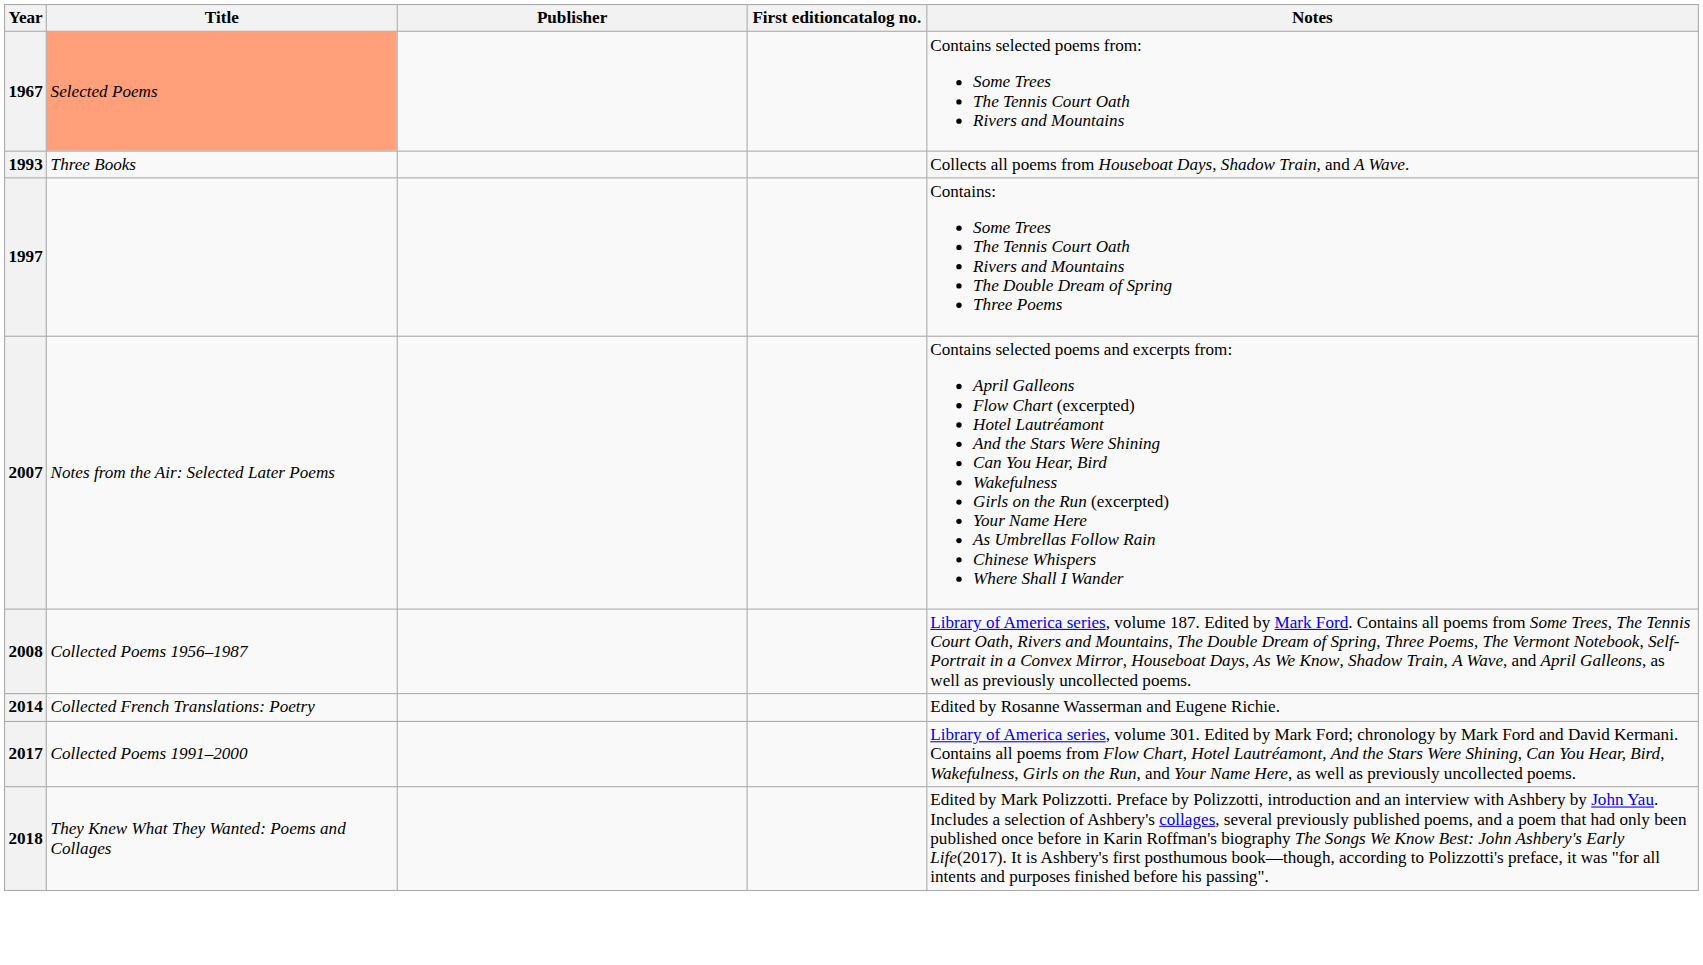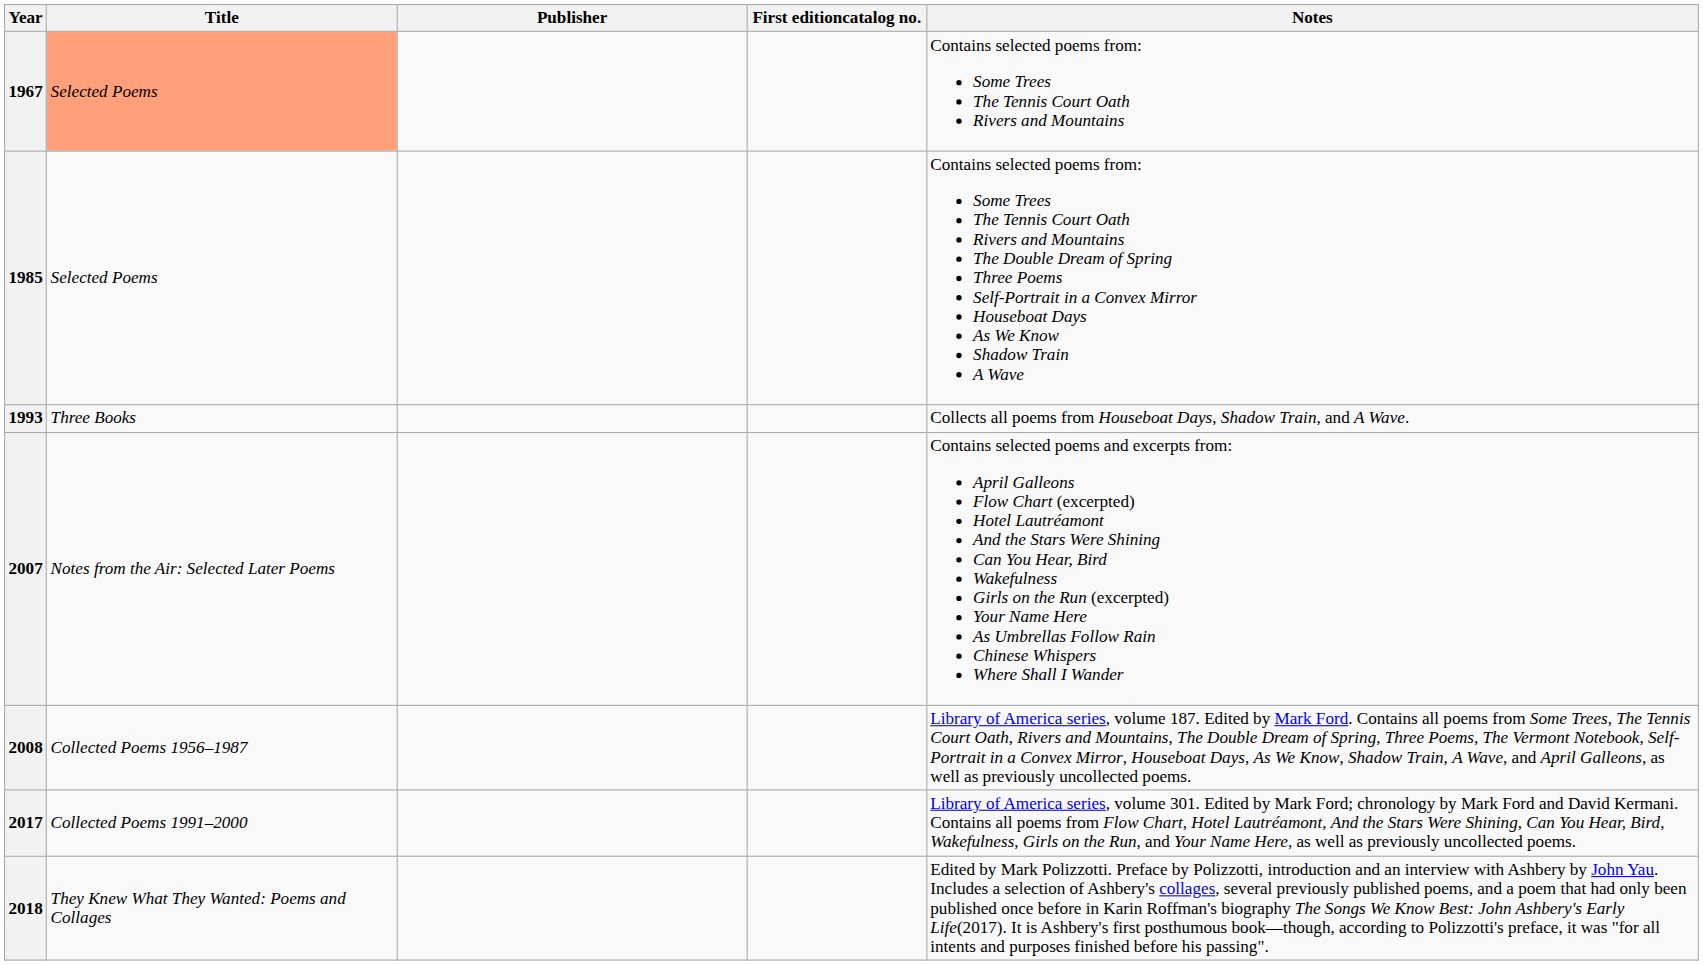+ row: (26, 277)
- row: (26, 256)
- row: (26, 707)
